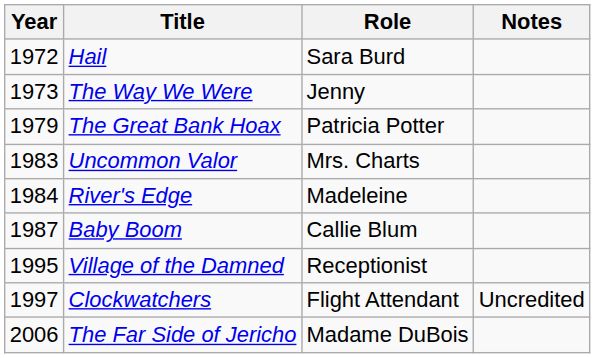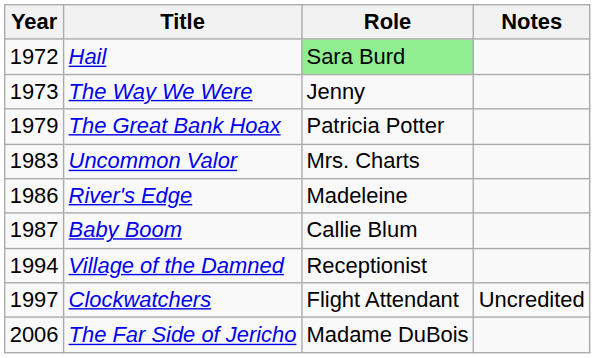(356, 56) no background -> (356, 56) lightgreen background
(34, 195) 1984 -> (34, 195) 1986
(34, 265) 1995 -> (34, 265) 1994
